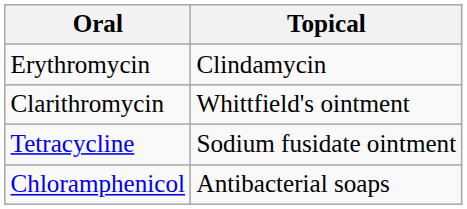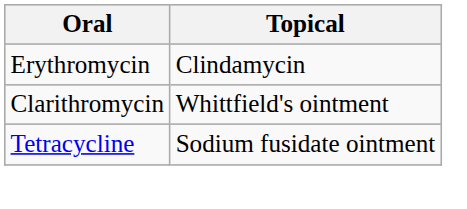- row: (98, 183)
